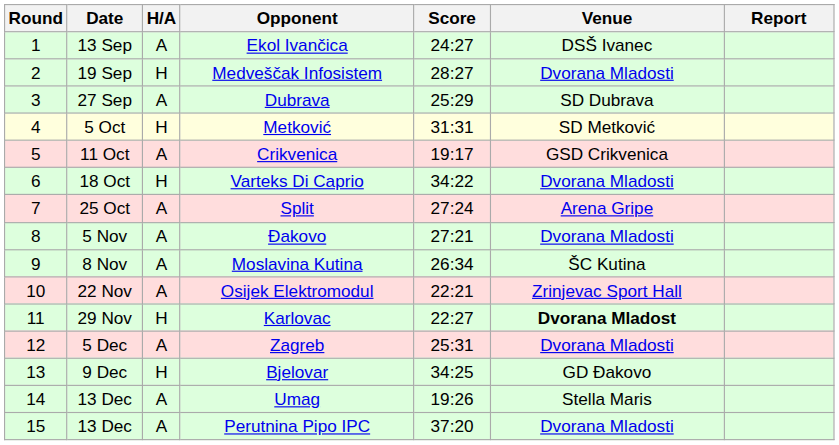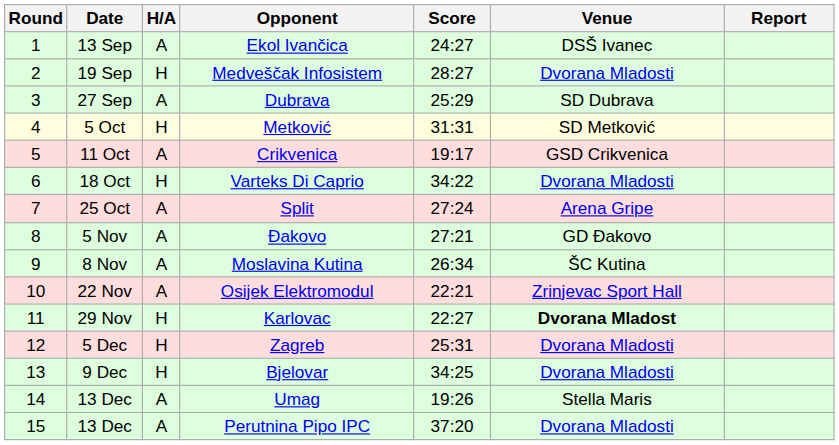(607, 236) Dvorana Mladosti -> (607, 236) GD Đakovo
(161, 345) A -> (161, 345) H
(607, 372) GD Đakovo -> (607, 372) Dvorana Mladosti
